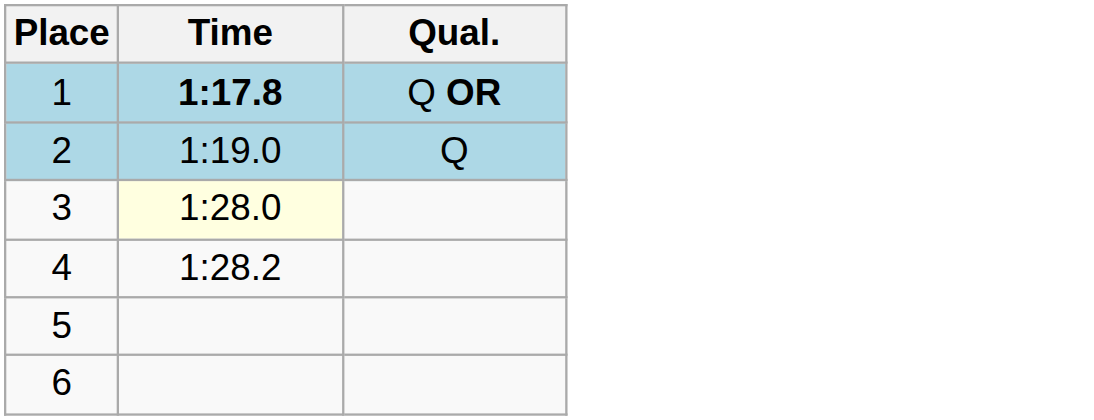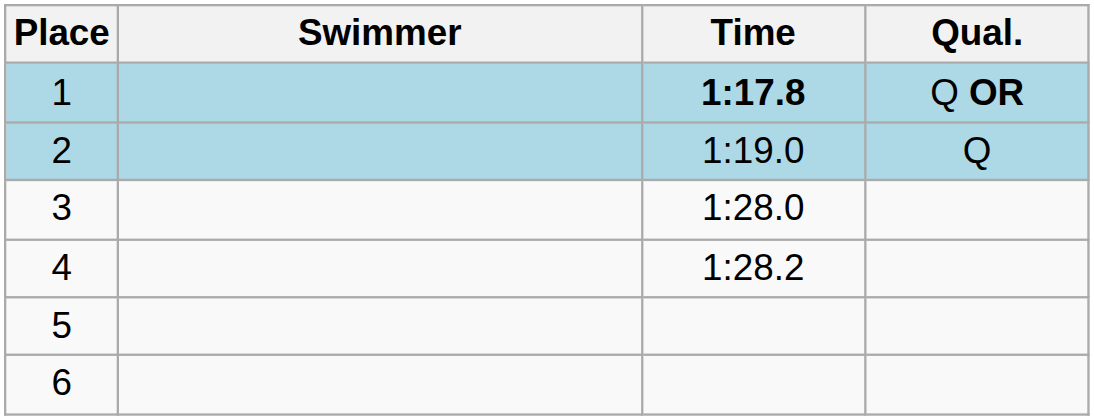+ column: (380, 33)
(230, 208) lightyellow background -> (753, 208) no background
